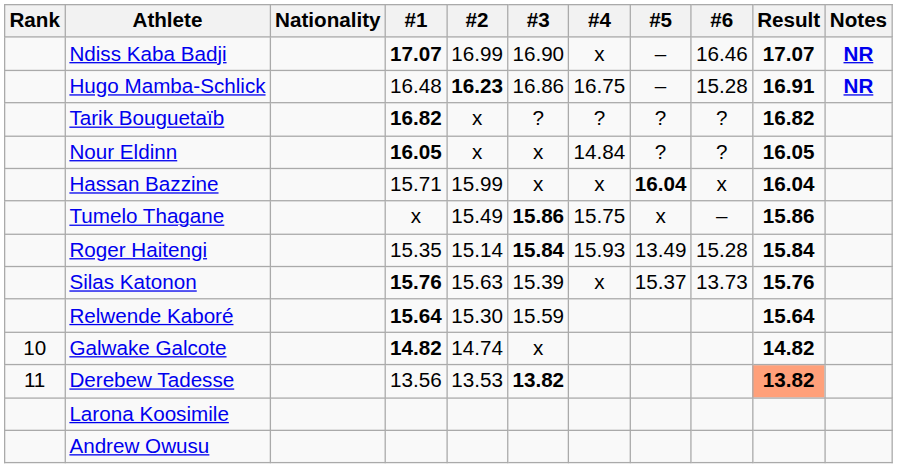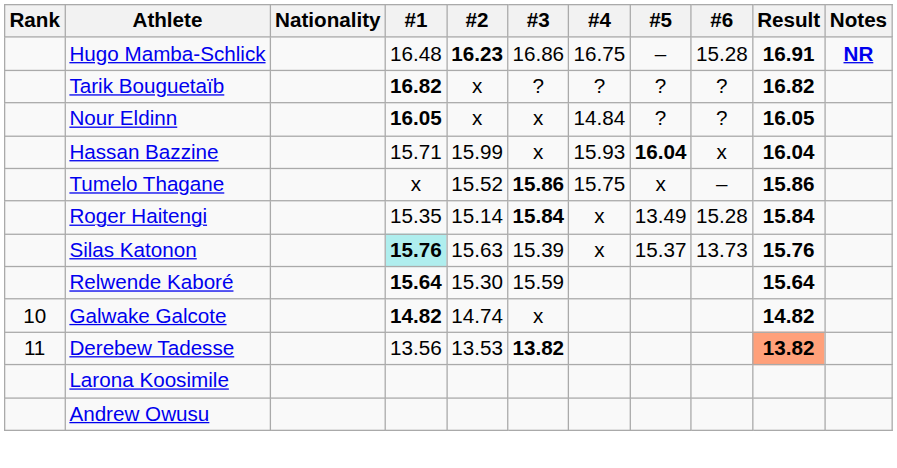- row: (148, 53)
(599, 184) x -> (599, 151) 15.93
(477, 217) 15.49 -> (477, 184) 15.52
(599, 250) 15.93 -> (599, 217) x
(416, 282) no background -> (416, 250) paleturquoise background
